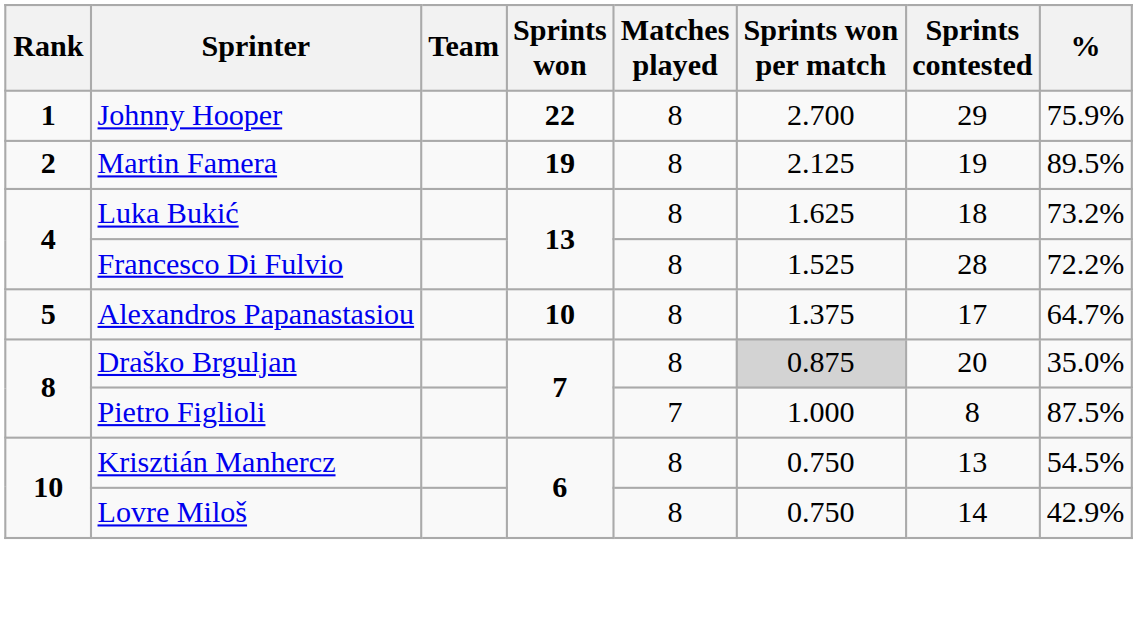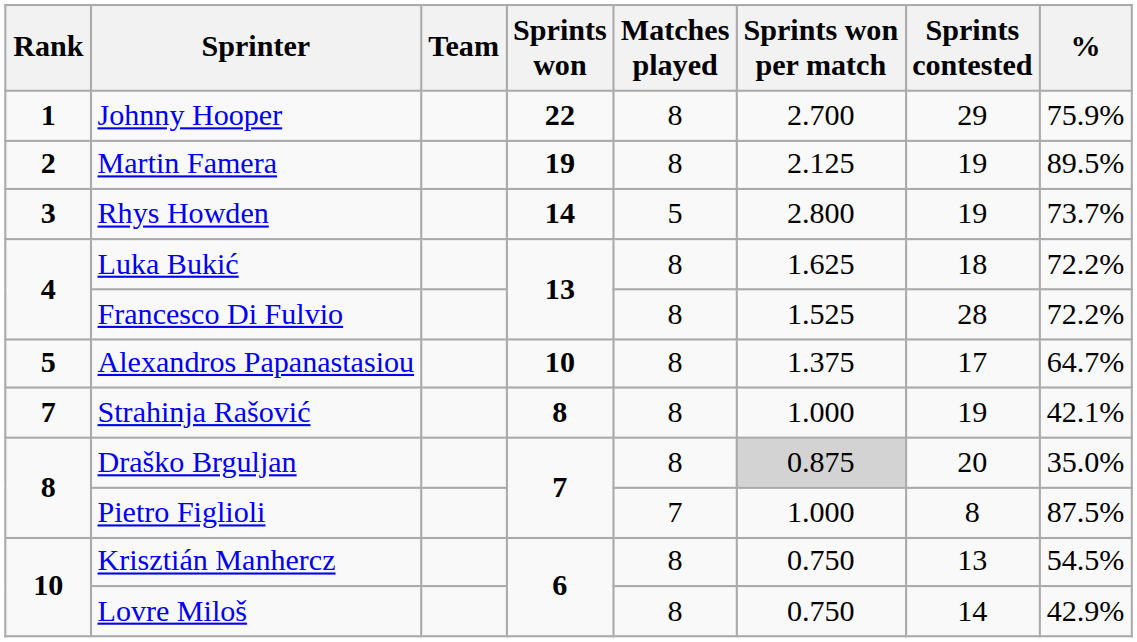+ row: (183, 214)
(1085, 214) 73.2% -> (1085, 263) 72.2%
+ row: (204, 412)
